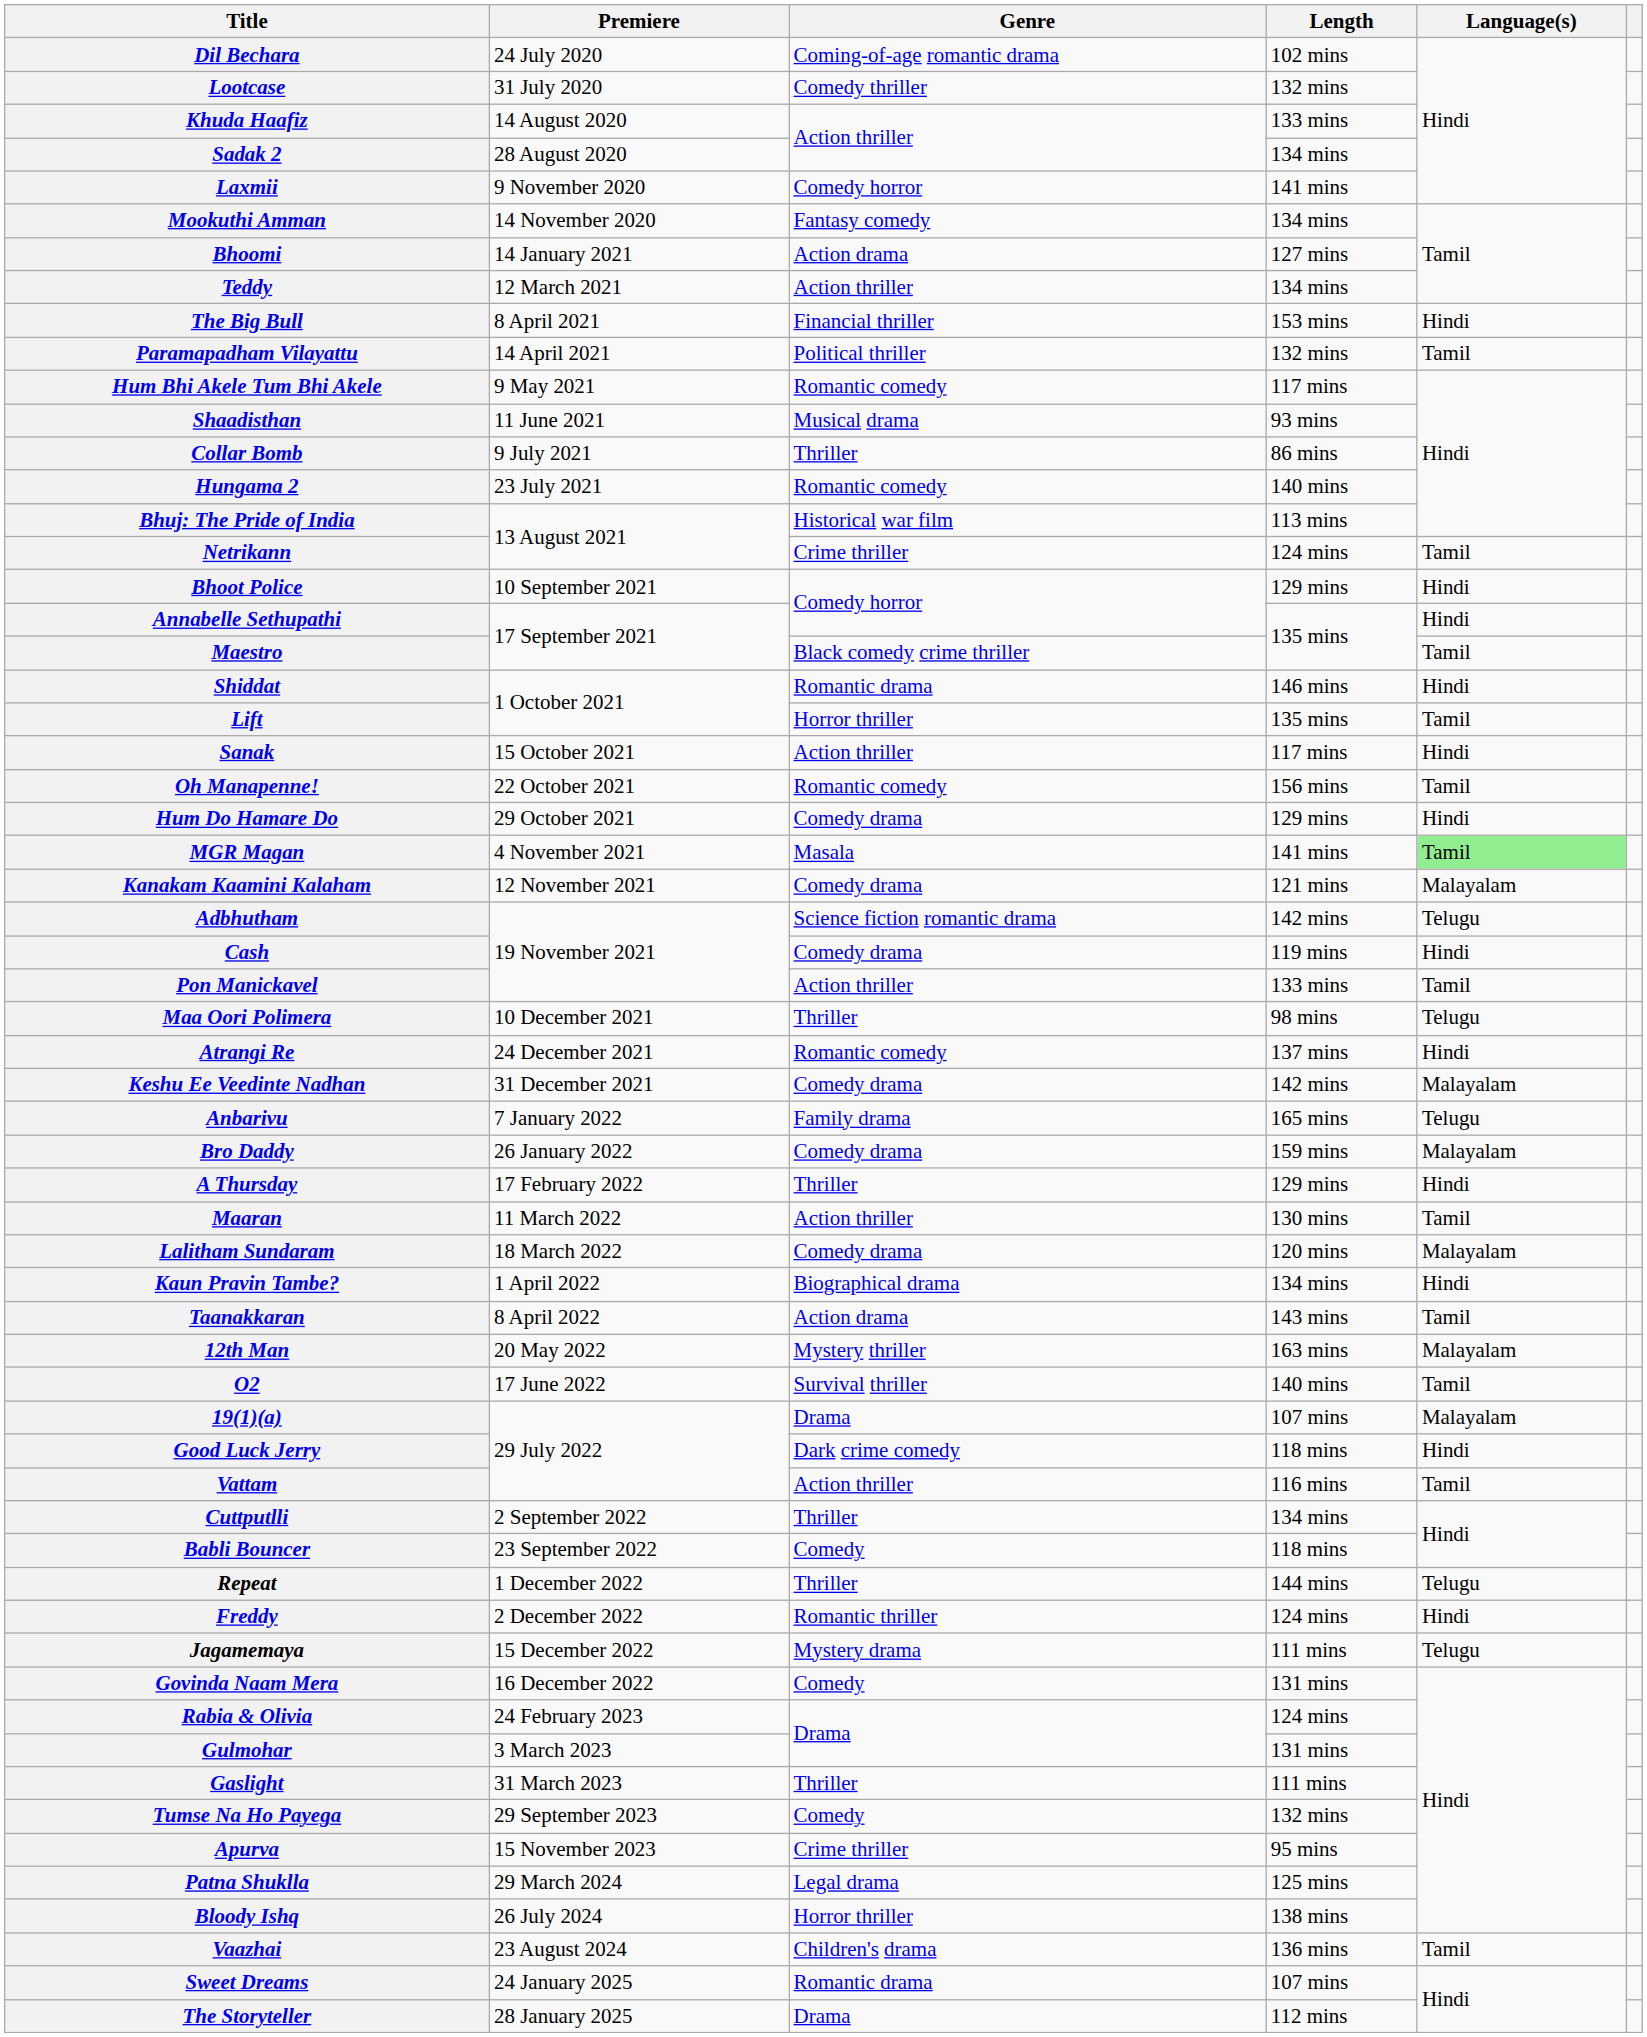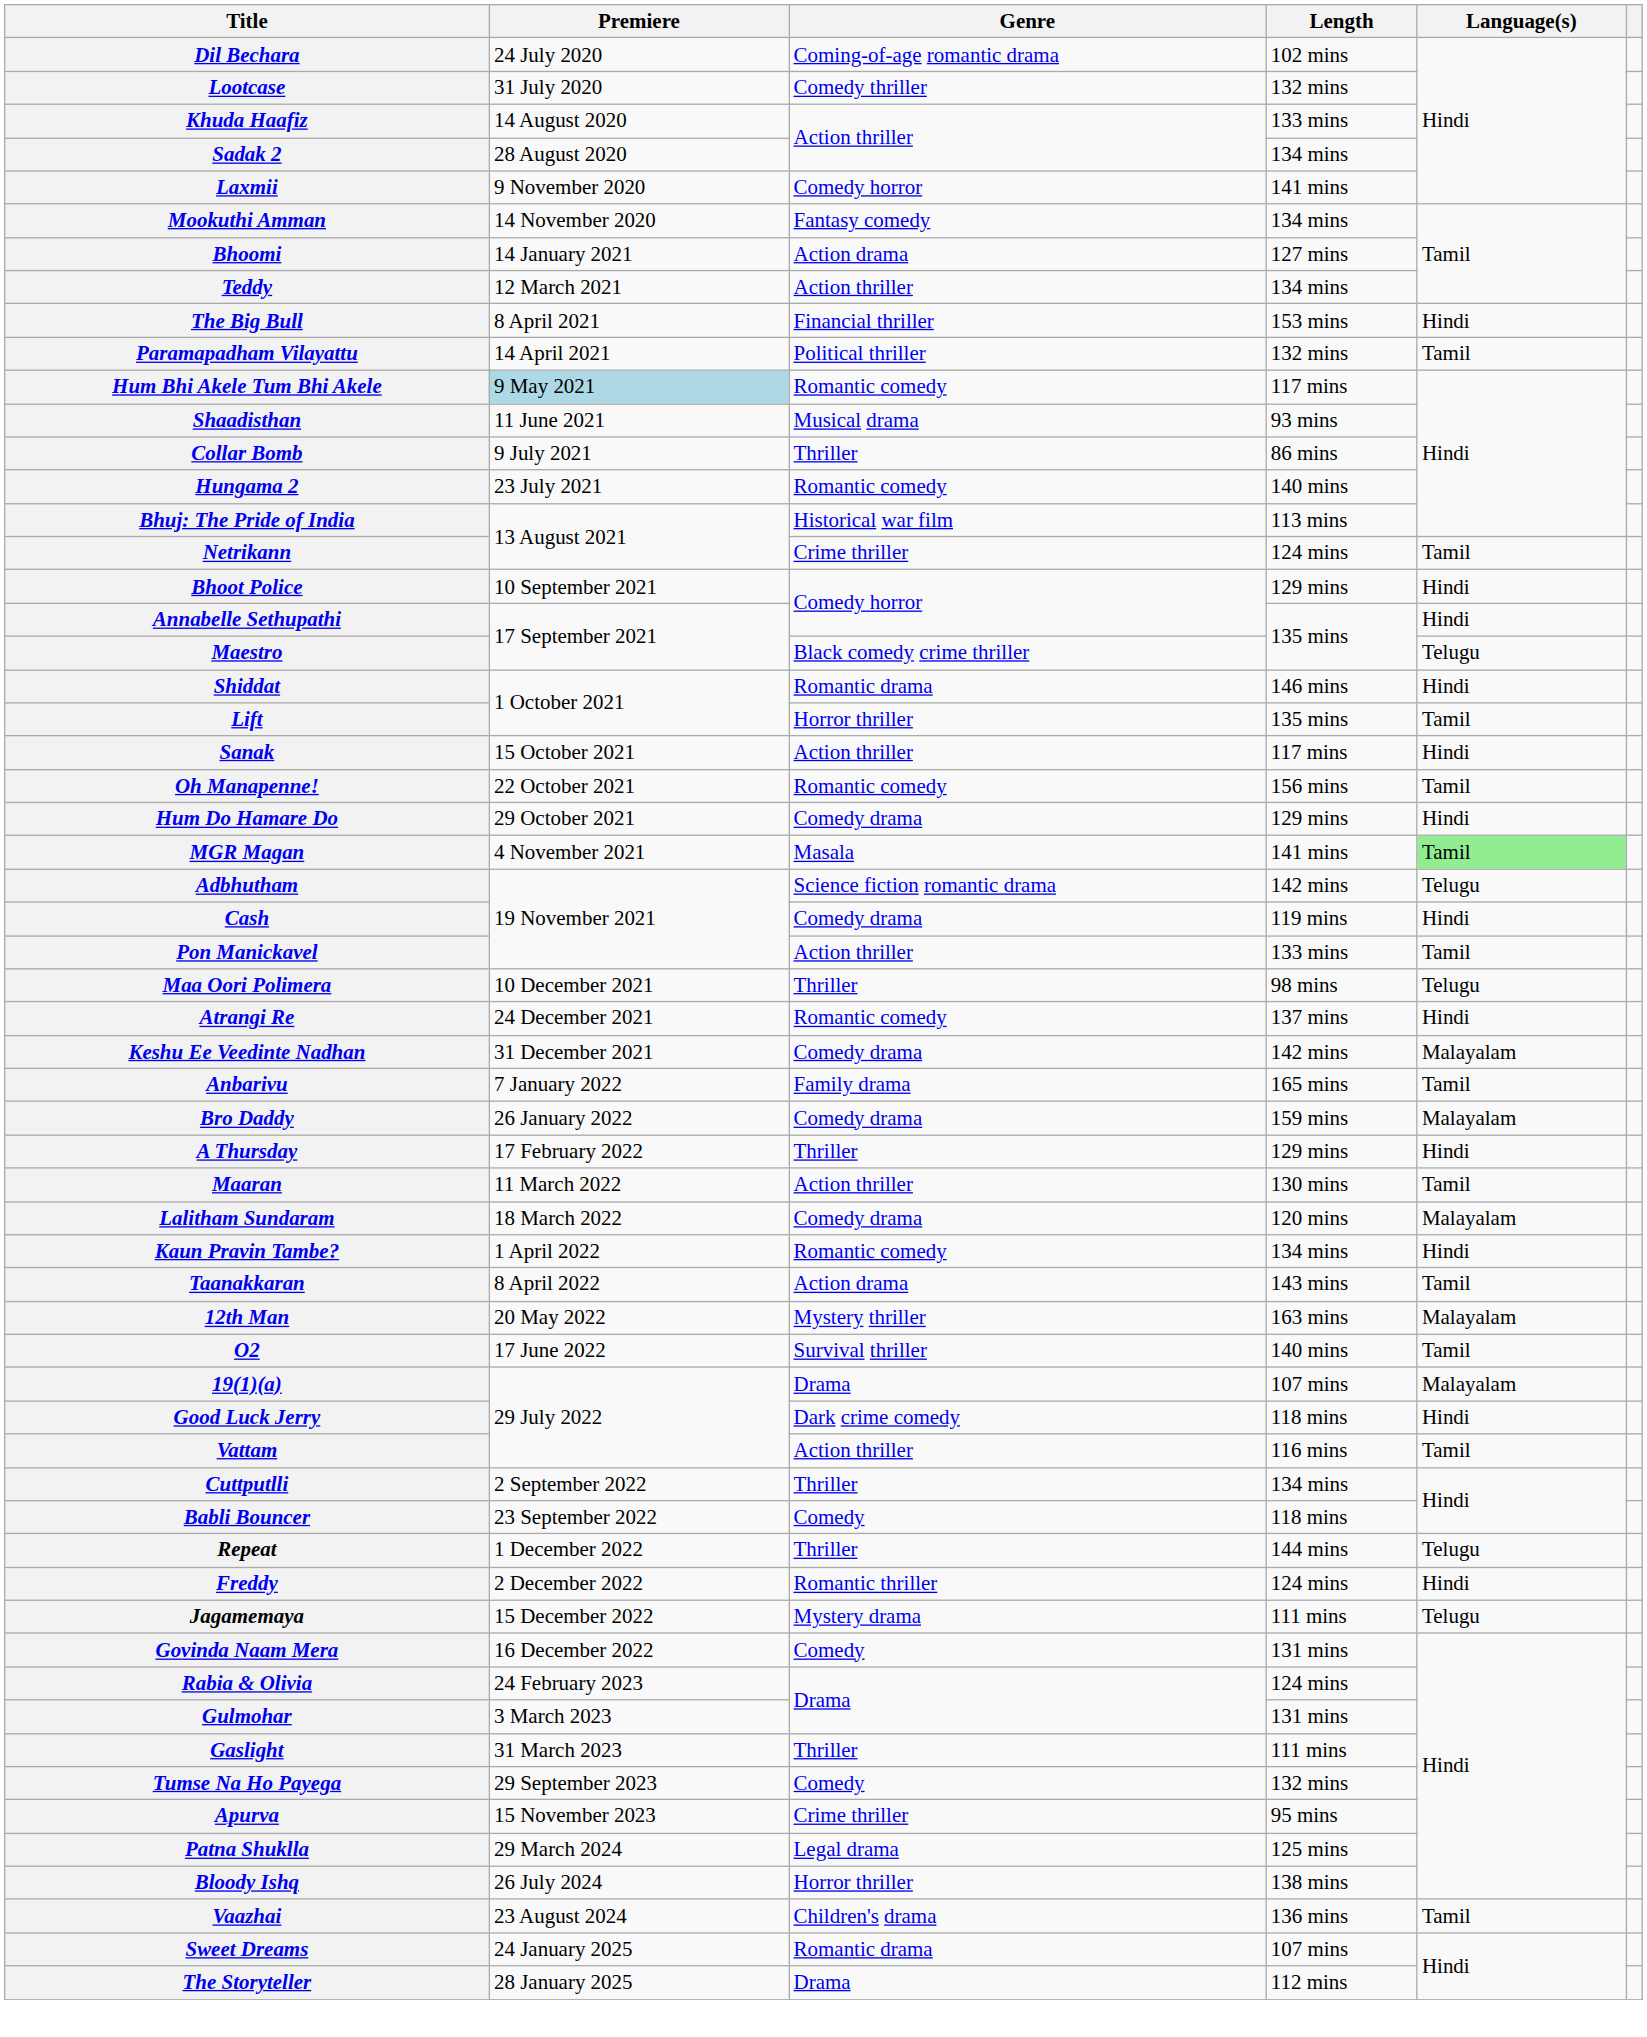(545, 386) no background -> (545, 386) lightblue background
(1446, 652) Tamil -> (1451, 652) Telugu
- row: (247, 885)
(1451, 1118) Telugu -> (1446, 1084) Tamil
(877, 1284) Biographical drama -> (870, 1251) Romantic comedy
